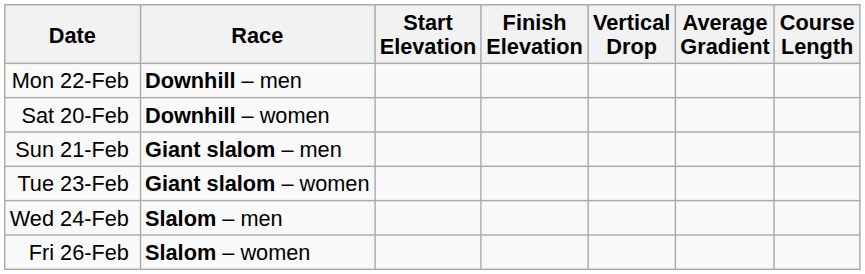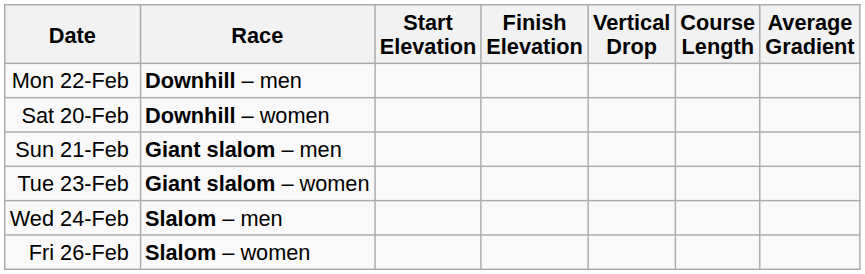columns swapped: (817, 34) <-> (725, 34)
